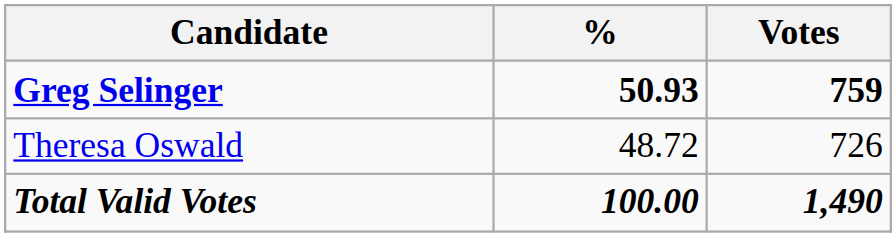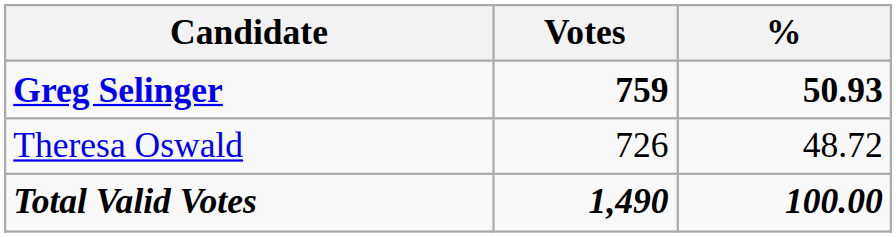columns swapped: (799, 32) <-> (600, 32)
